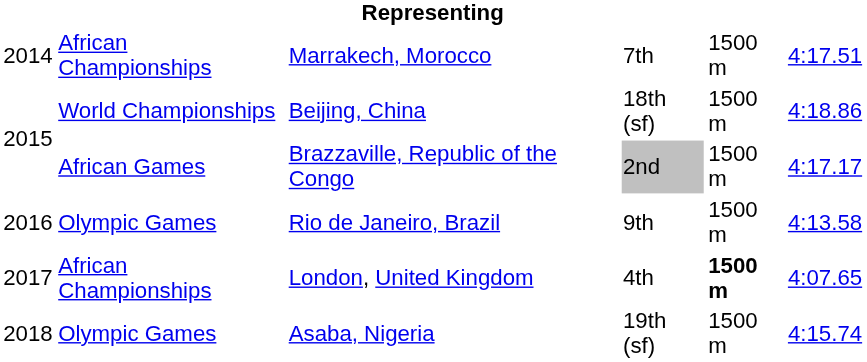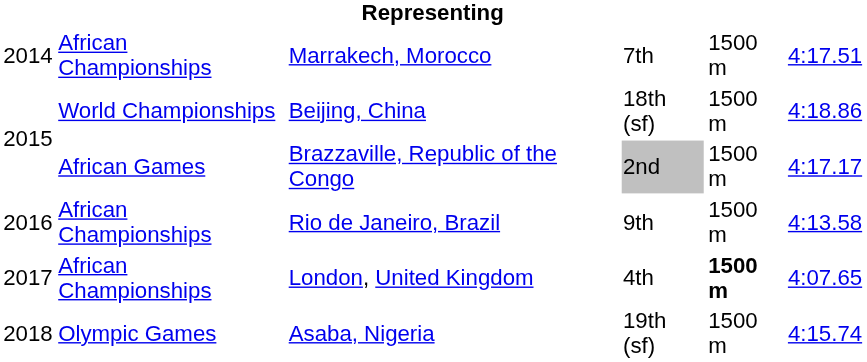(137, 222) Olympic Games -> (135, 222) African Championships
